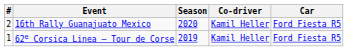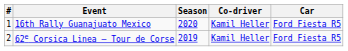(9, 24) 2 -> (9, 24) 1
(9, 38) 1 -> (9, 38) 2
